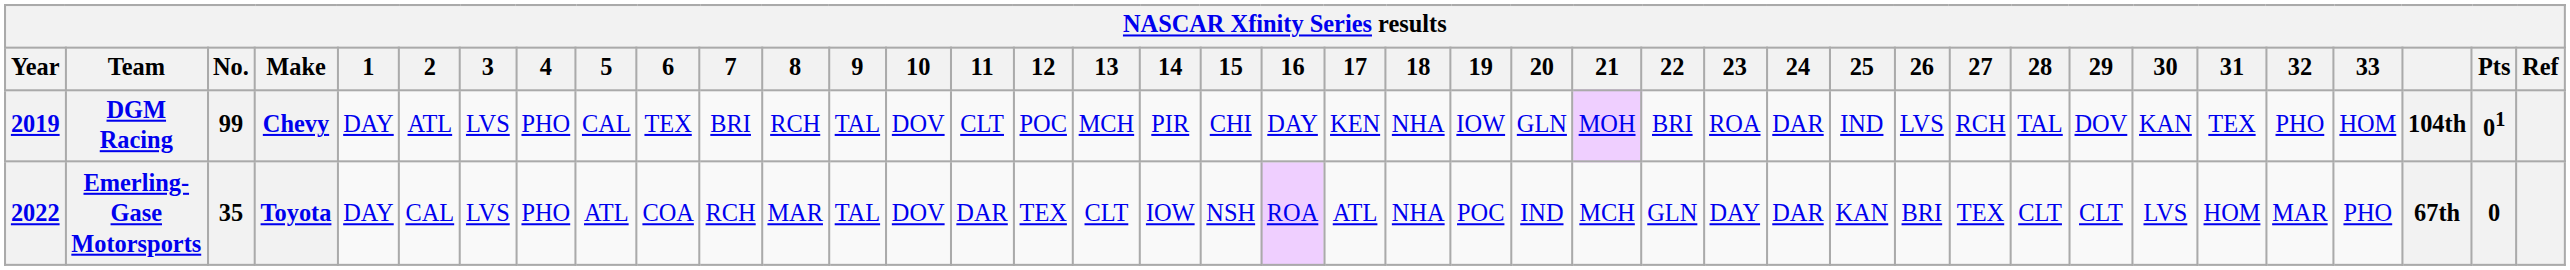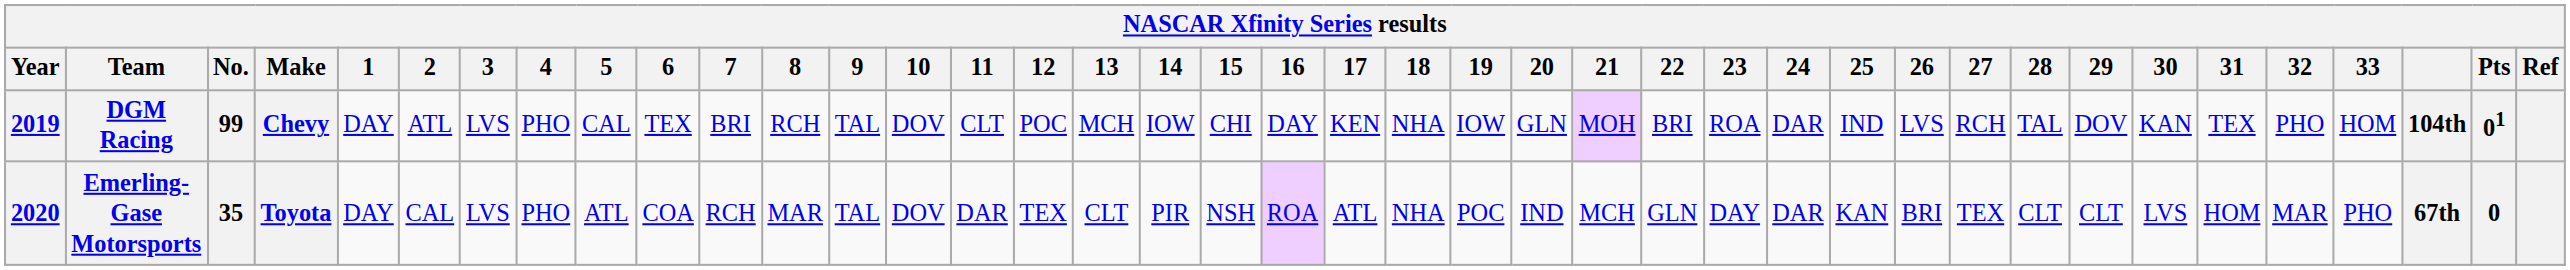(1170, 125) PIR -> (1170, 125) IOW
(35, 213) 2022 -> (35, 213) 2020
(1170, 213) IOW -> (1170, 213) PIR
